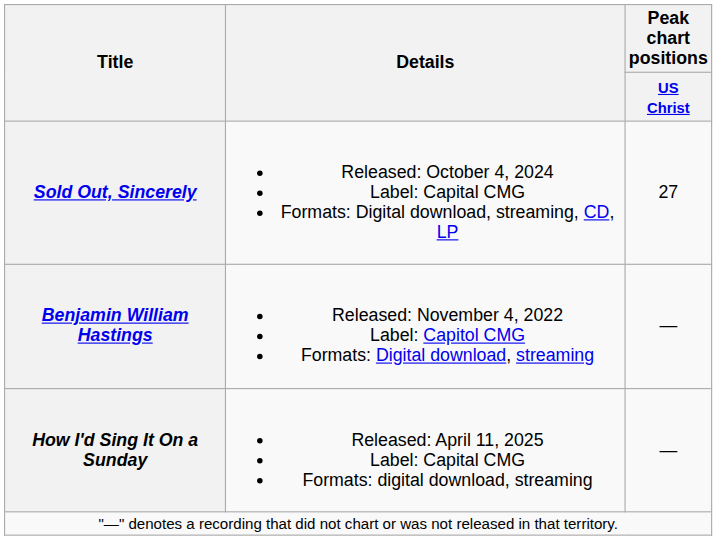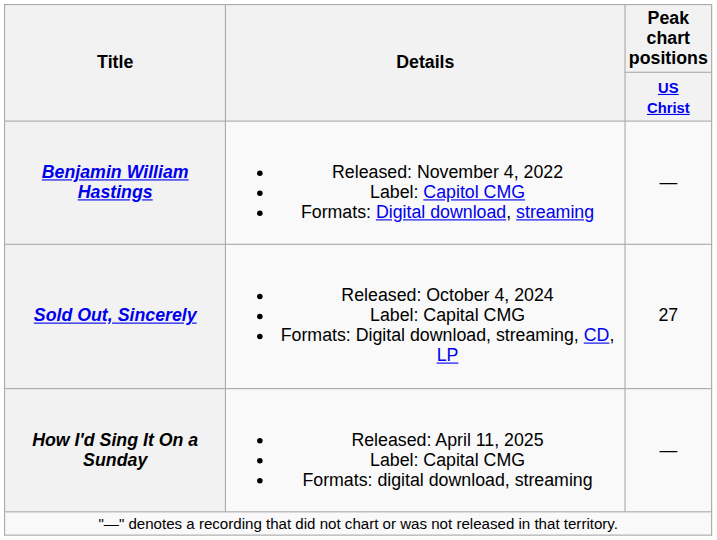rows swapped: (115, 326) <-> (115, 192)
